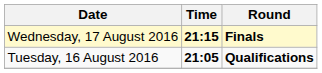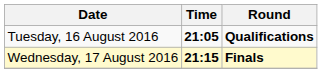rows swapped: (83, 57) <-> (93, 36)
